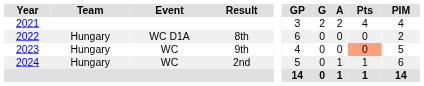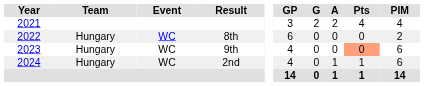(170, 36) WC D1A -> (167, 36) WC
(401, 49) 5 -> (400, 49) 6
(297, 62) 5 -> (290, 62) 4
